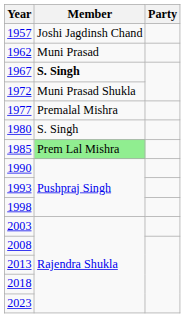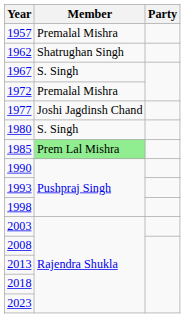(90, 33) Joshi Jagdinsh Chand -> (77, 33) Premalal Mishra
(68, 52) Muni Prasad -> (81, 52) Shatrughan Singh
(58, 71) bold -> (58, 71) normal
(86, 91) Muni Prasad Shukla -> (77, 91) Premalal Mishra
(77, 110) Premalal Mishra -> (90, 110) Joshi Jagdinsh Chand
